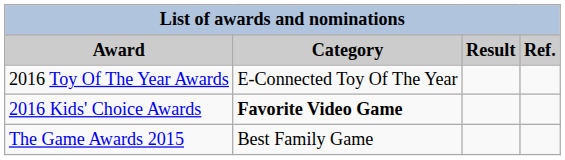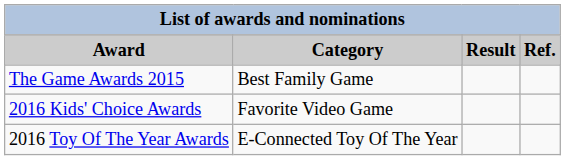rows swapped: (96, 139) <-> (119, 79)
(320, 109) bold -> (315, 109) normal
